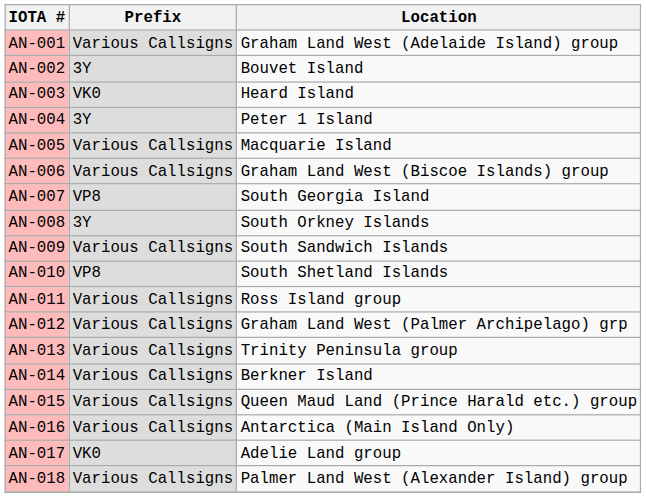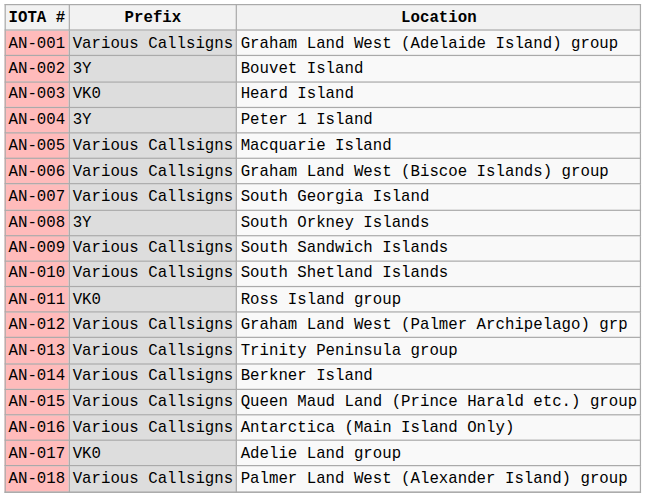(87, 197) VP8 -> (153, 197) Various Callsigns
(87, 274) VP8 -> (153, 274) Various Callsigns
(153, 299) Various Callsigns -> (87, 299) VK0
